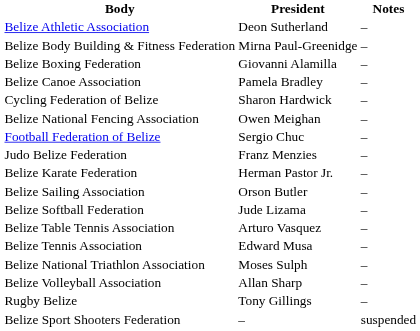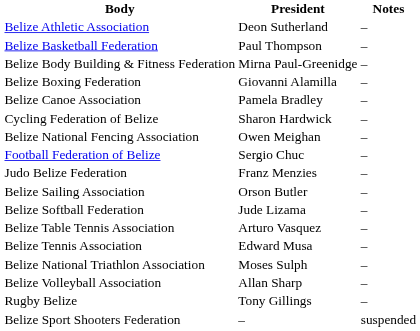+ row: (81, 45)
- row: (71, 173)
